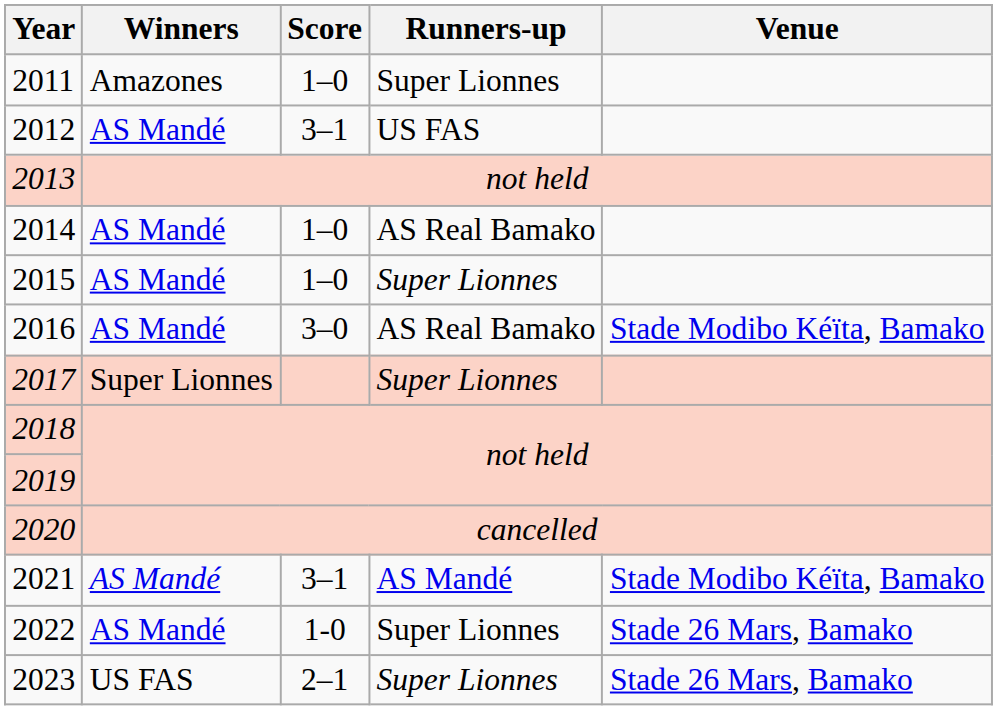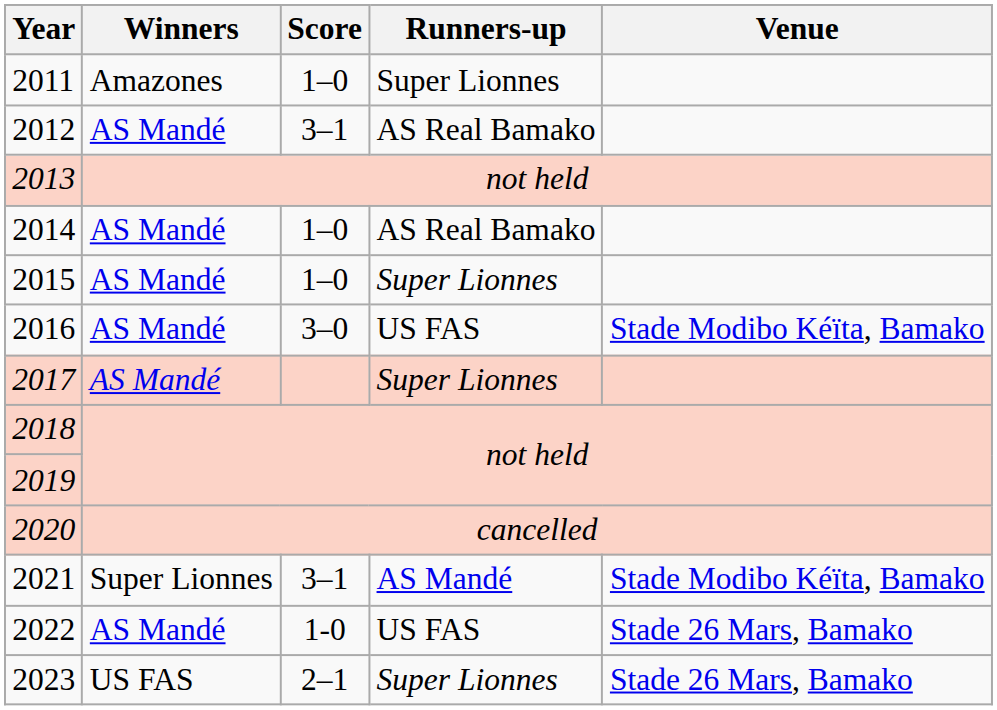(428, 129) US FAS -> (486, 129) AS Real Bamako
(486, 329) AS Real Bamako -> (428, 329) US FAS
(181, 379) Super Lionnes -> (155, 379) AS Mandé
(155, 579) AS Mandé -> (181, 579) Super Lionnes
(468, 629) Super Lionnes -> (428, 629) US FAS
